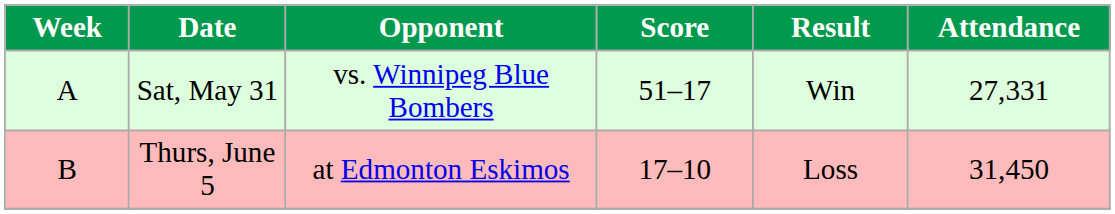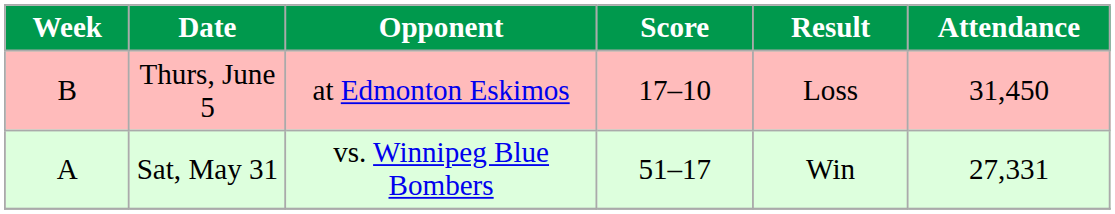rows swapped: (207, 90) <-> (207, 169)
